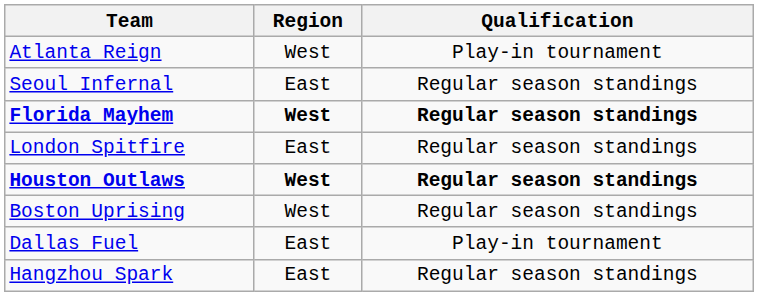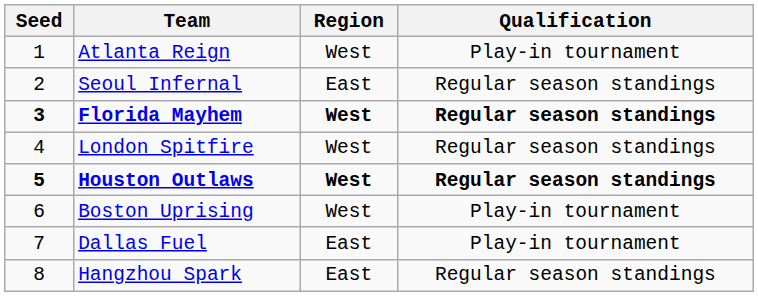+ column: (39, 21)
(308, 148) East -> (349, 148) West
(557, 211) Regular season standings -> (575, 211) Play-in tournament
